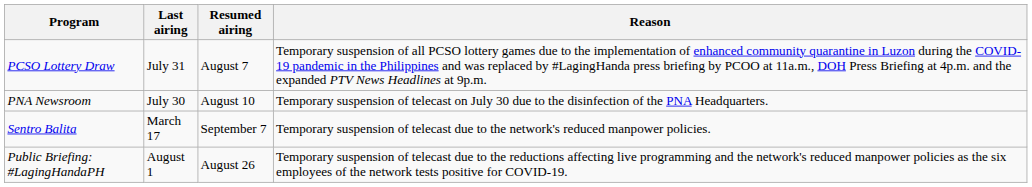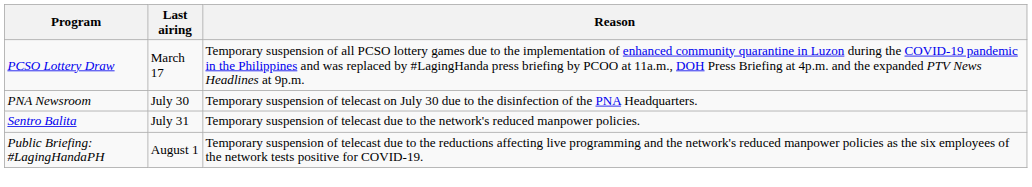- column: (235, 22)
(166, 65) July 31 -> (168, 65) March 17
(164, 128) March 17 -> (170, 121) July 31
